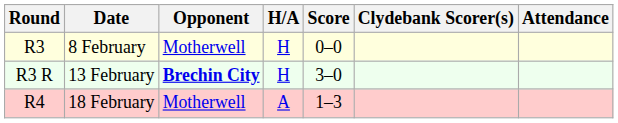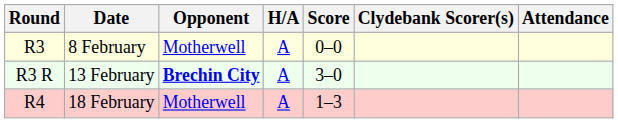(284, 46) H -> (284, 46) A
(284, 74) H -> (284, 74) A
